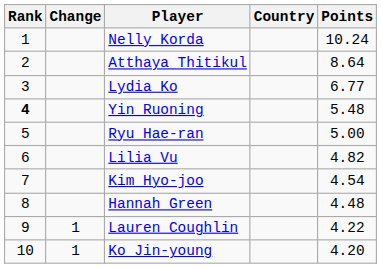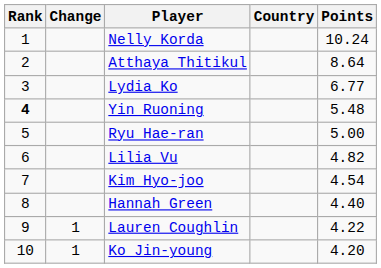(347, 204) 4.48 -> (347, 204) 4.40
